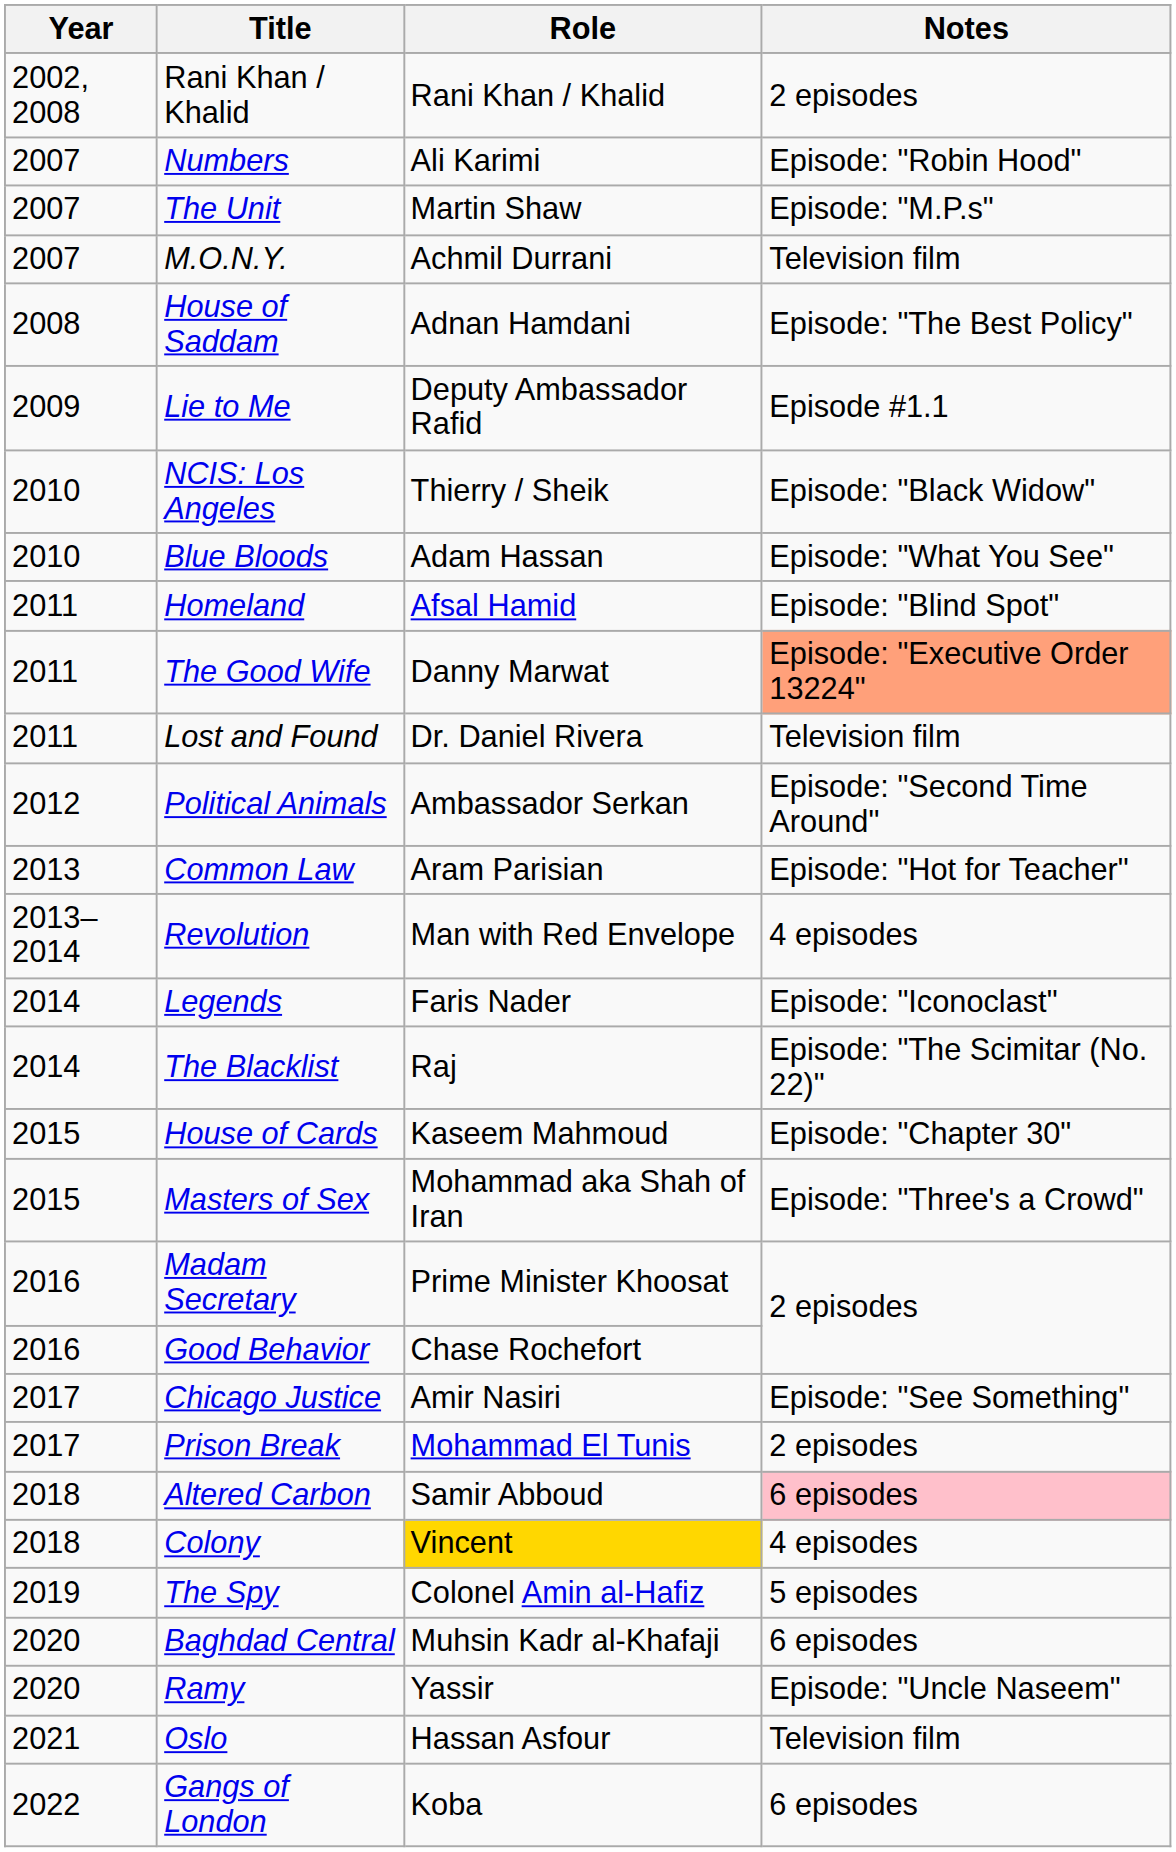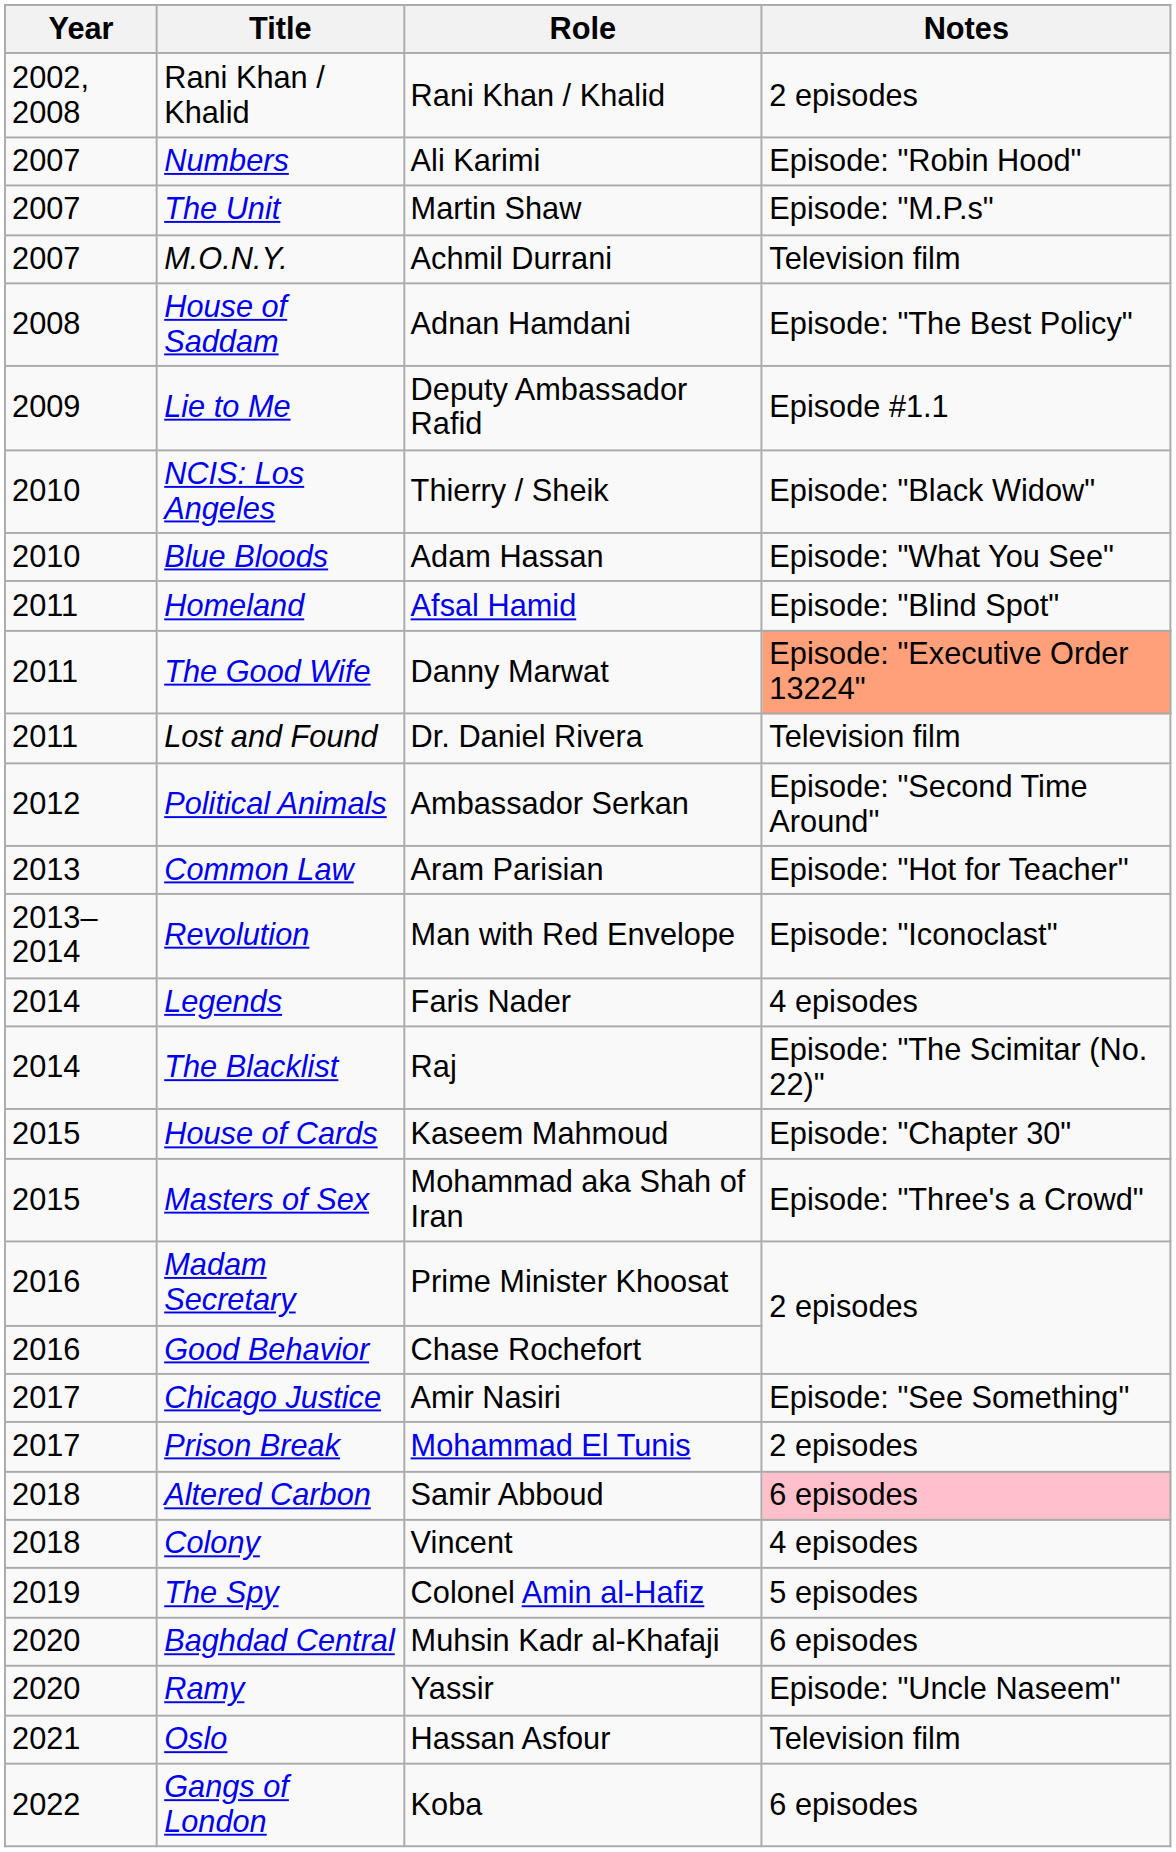(844, 935) 4 episodes -> (913, 935) Episode: "Iconoclast"
(913, 1001) Episode: "Iconoclast" -> (844, 1001) 4 episodes
(462, 1543) gold background -> (462, 1543) no background
